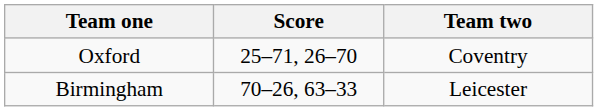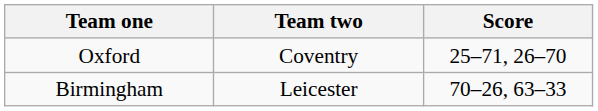columns swapped: (488, 21) <-> (299, 21)
